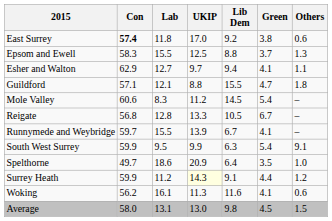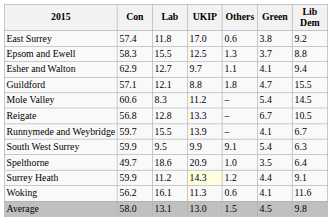columns swapped: (240, 17) <-> (310, 17)
(128, 38) bold -> (128, 38) normal
